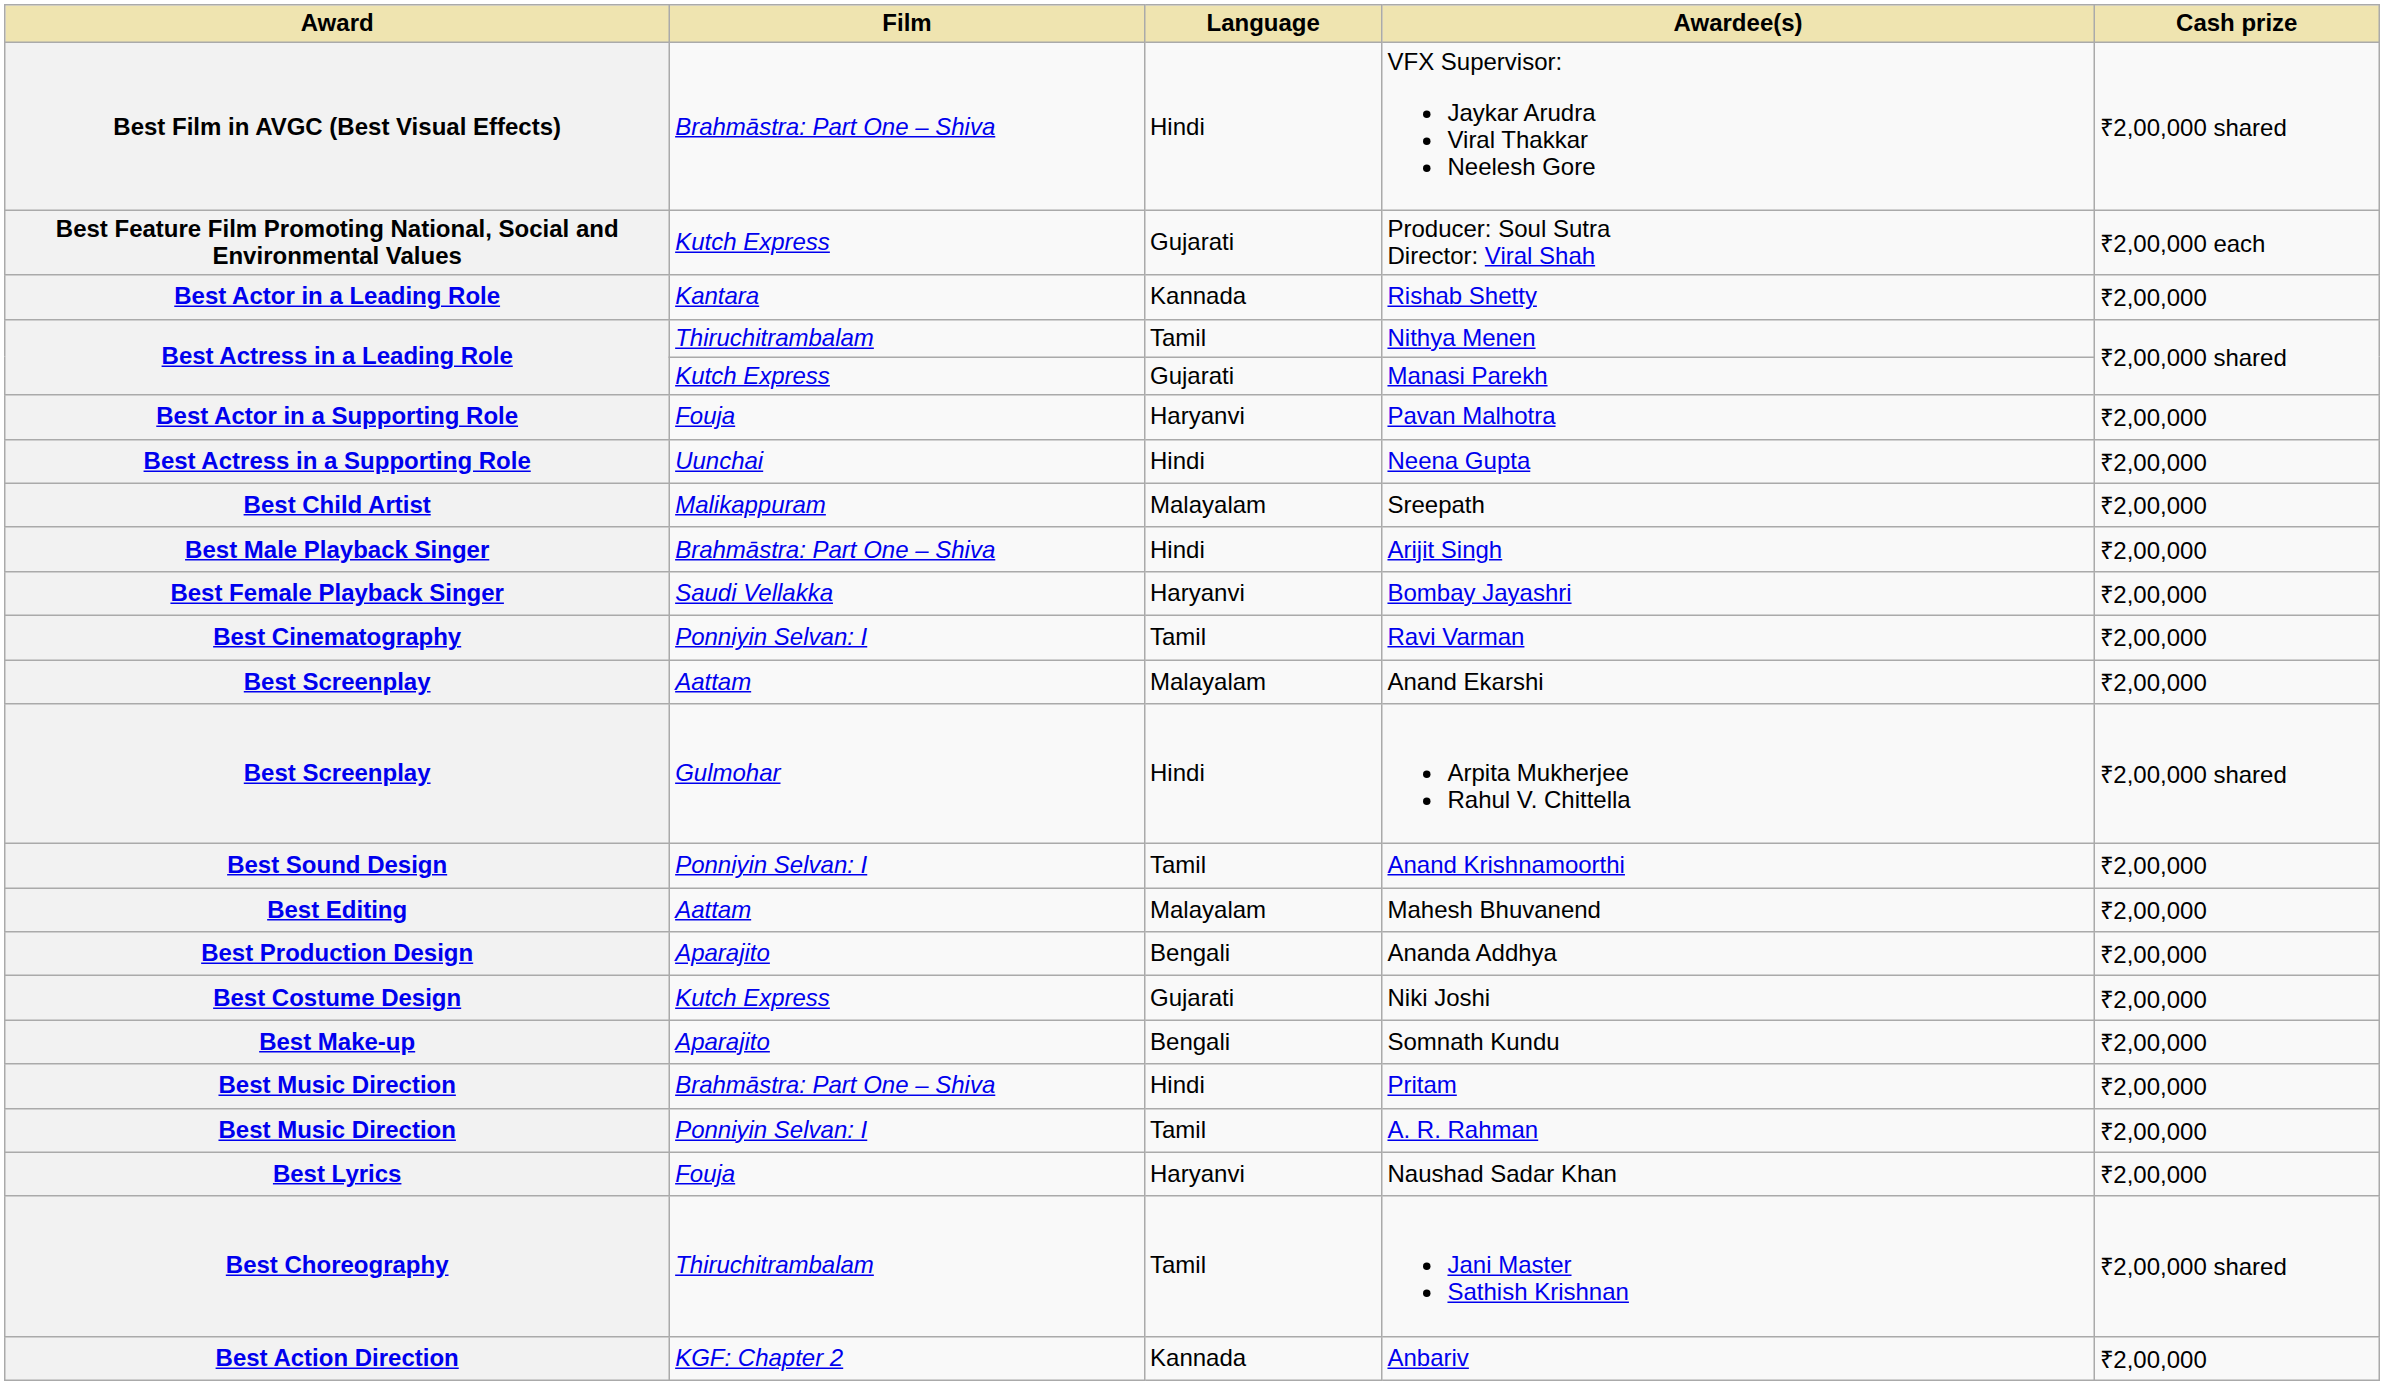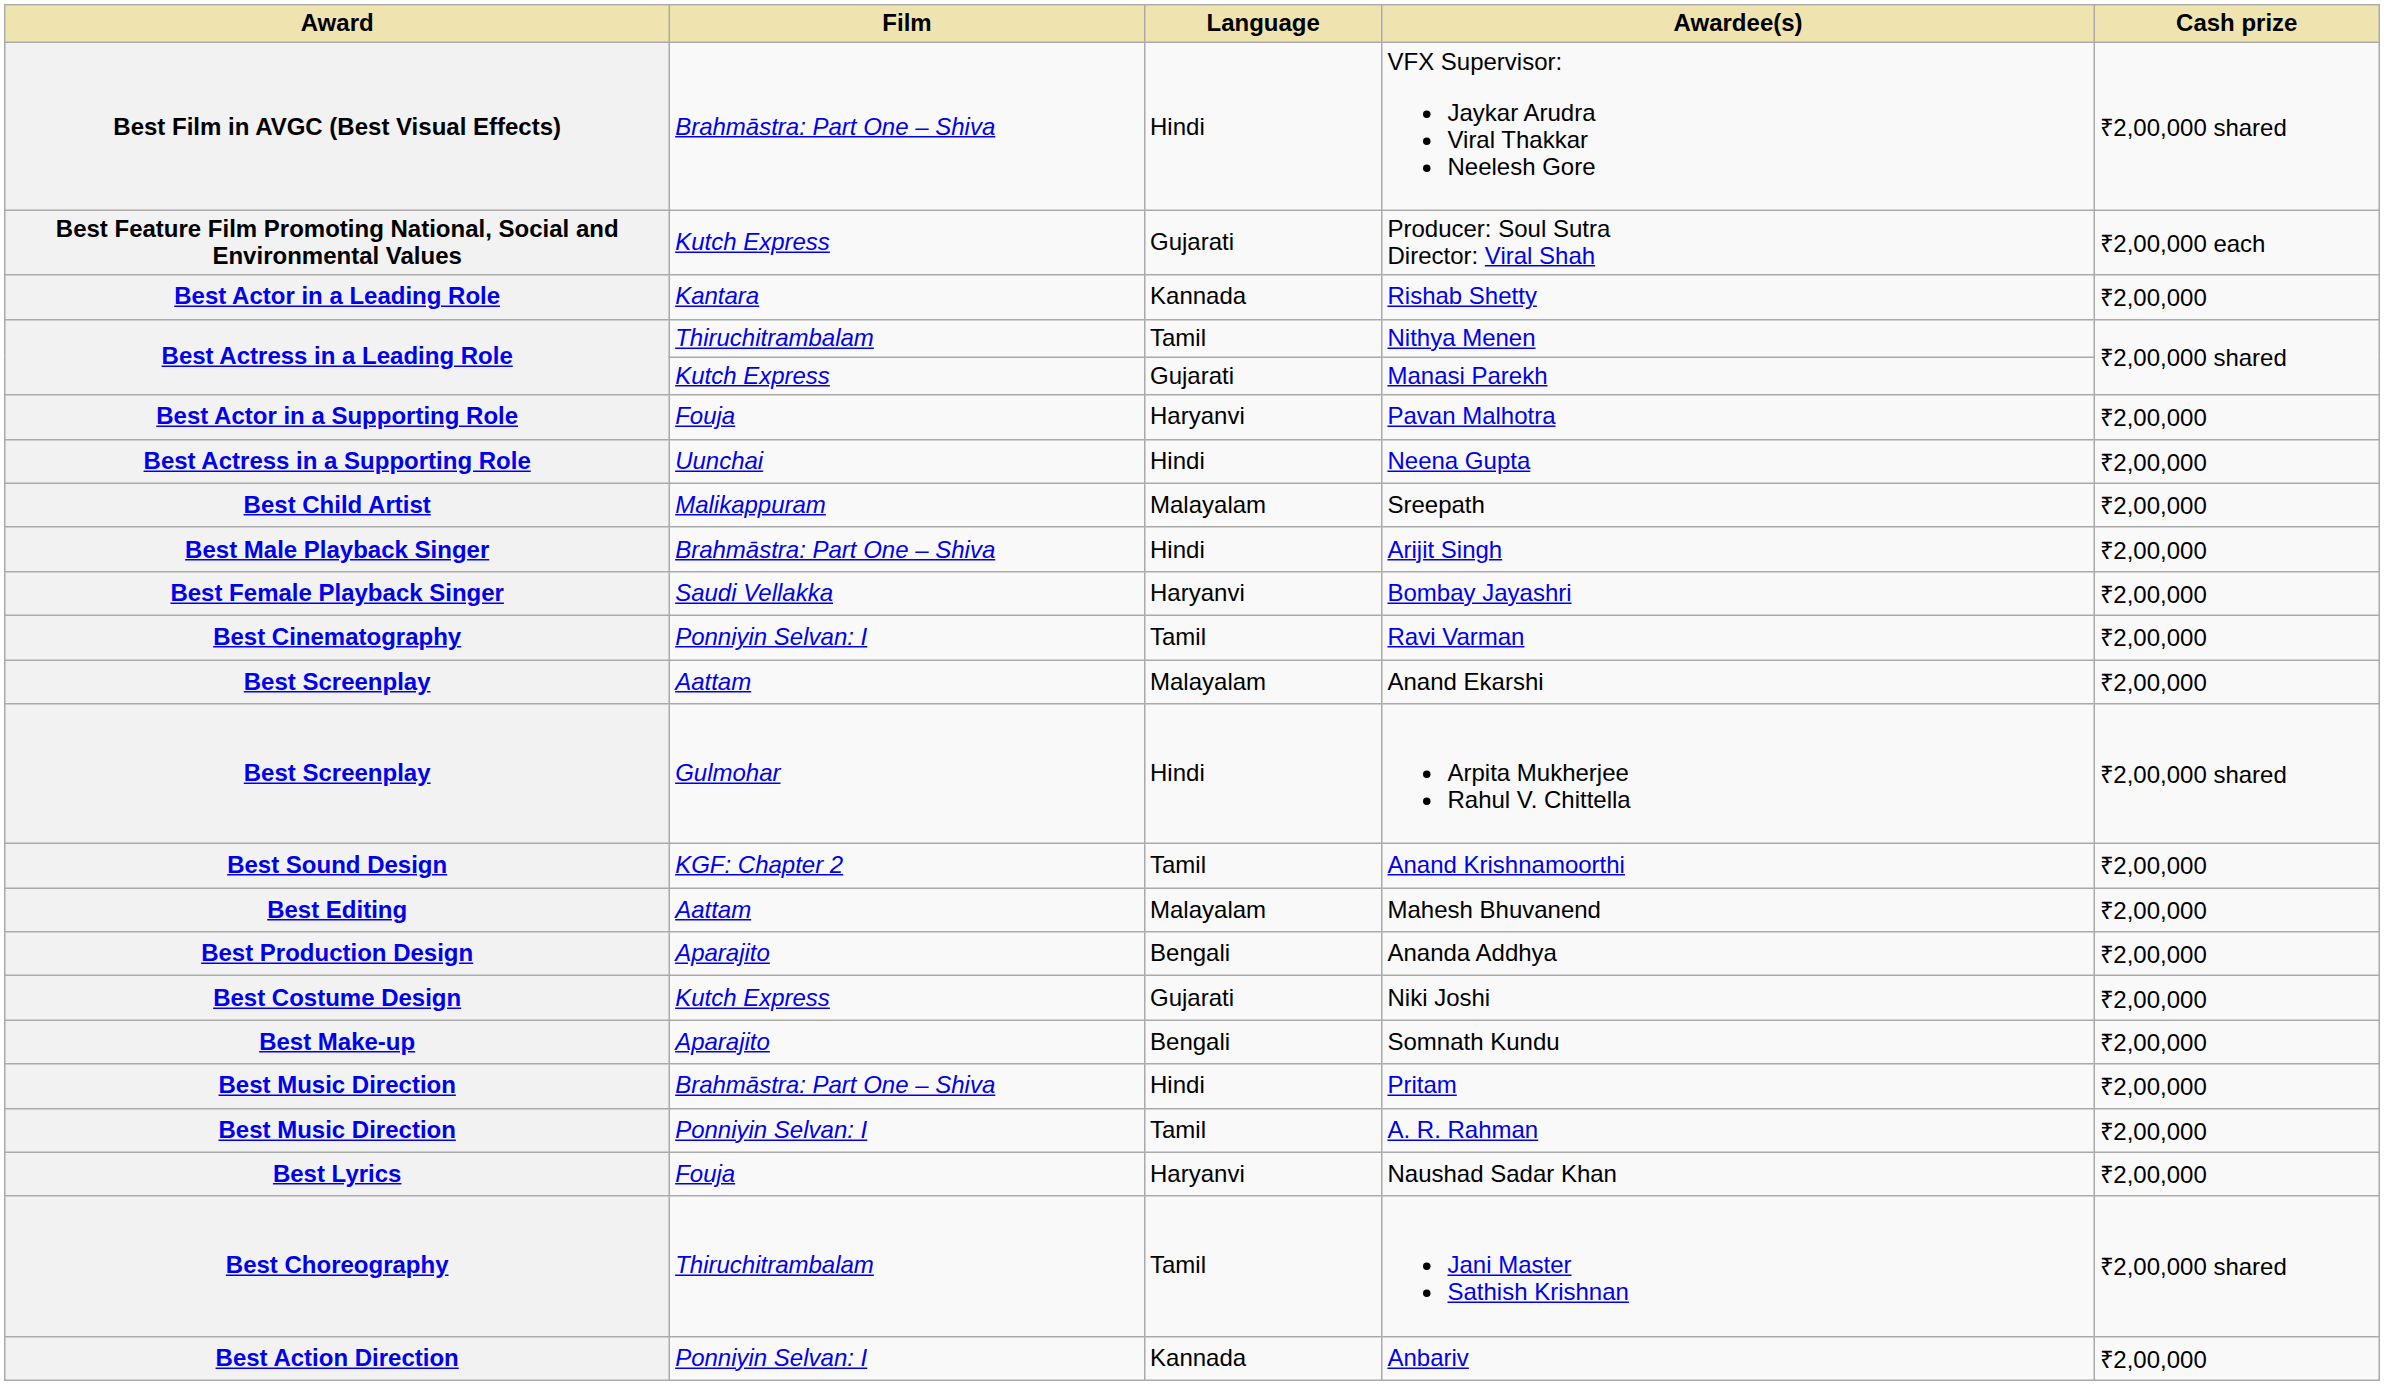(771, 865) Ponniyin Selvan: I -> (759, 865) KGF: Chapter 2
(759, 1357) KGF: Chapter 2 -> (771, 1357) Ponniyin Selvan: I
